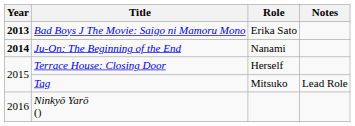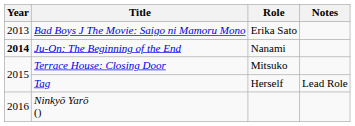(18, 30) bold -> (18, 30) normal
(267, 65) Herself -> (269, 65) Mitsuko
(269, 83) Mitsuko -> (267, 83) Herself
